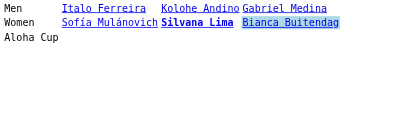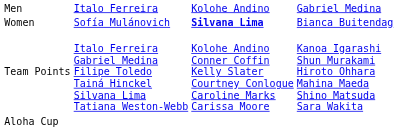(291, 23) lightblue background -> (345, 23) no background
+ row: (37, 72)
